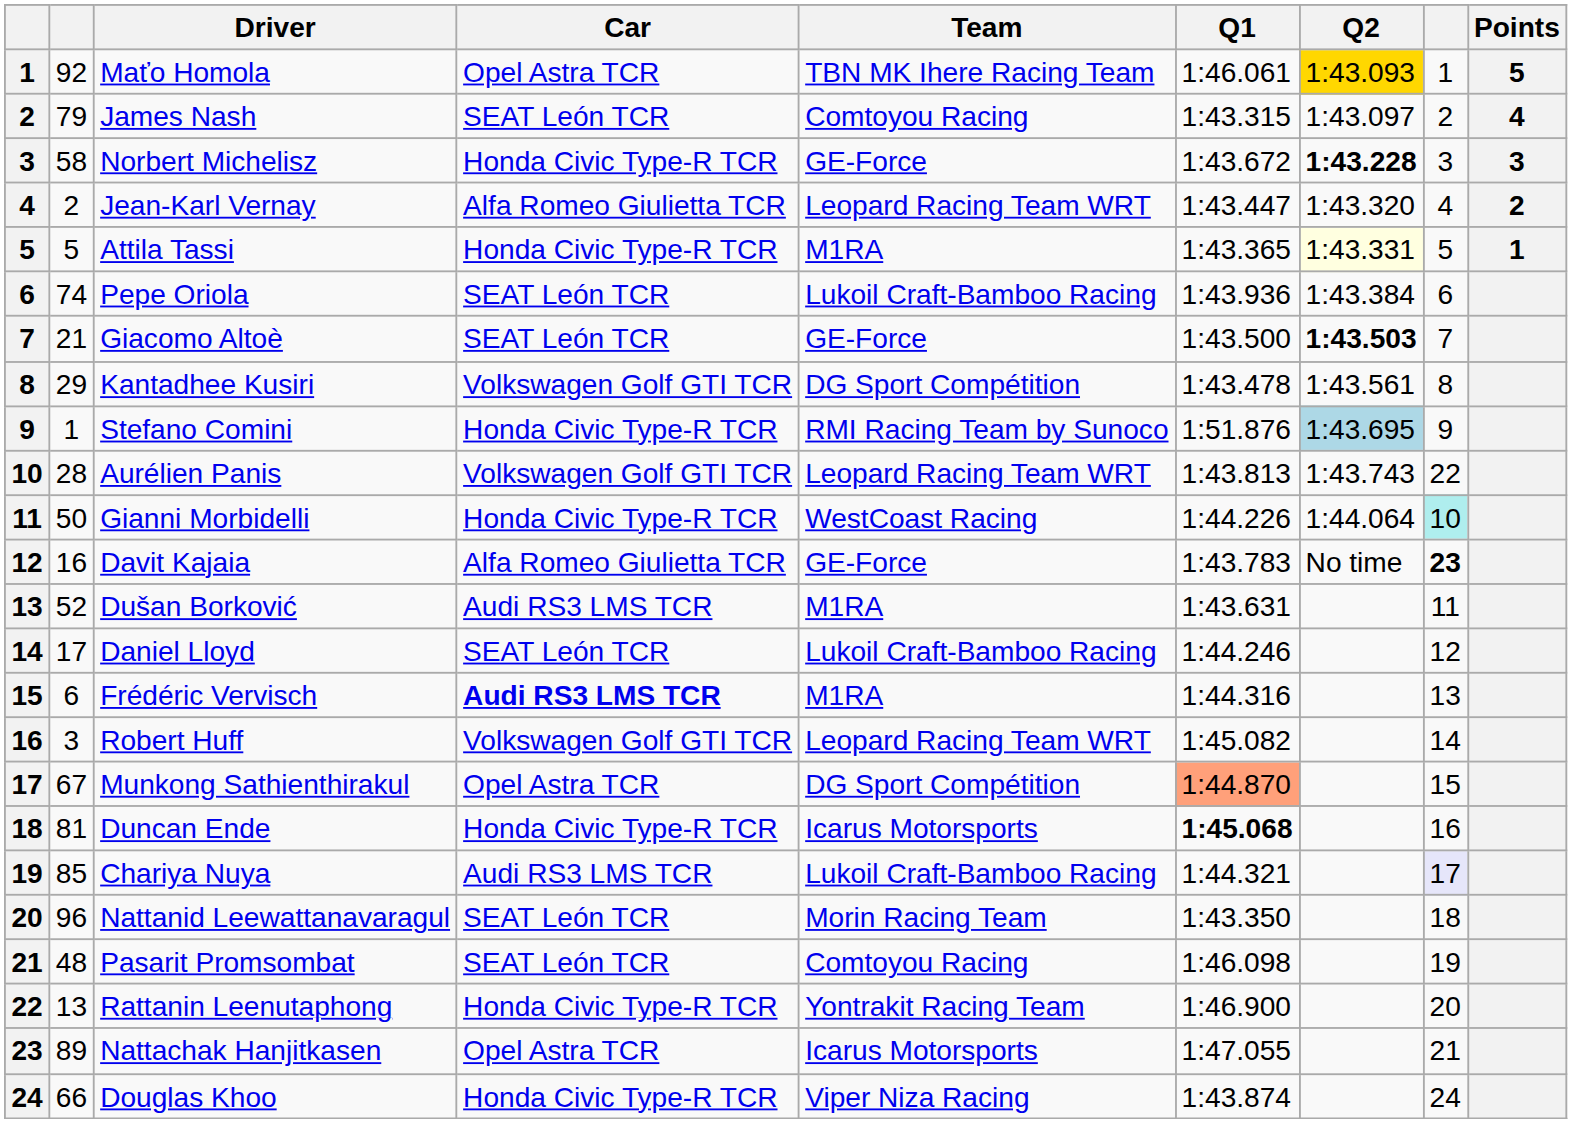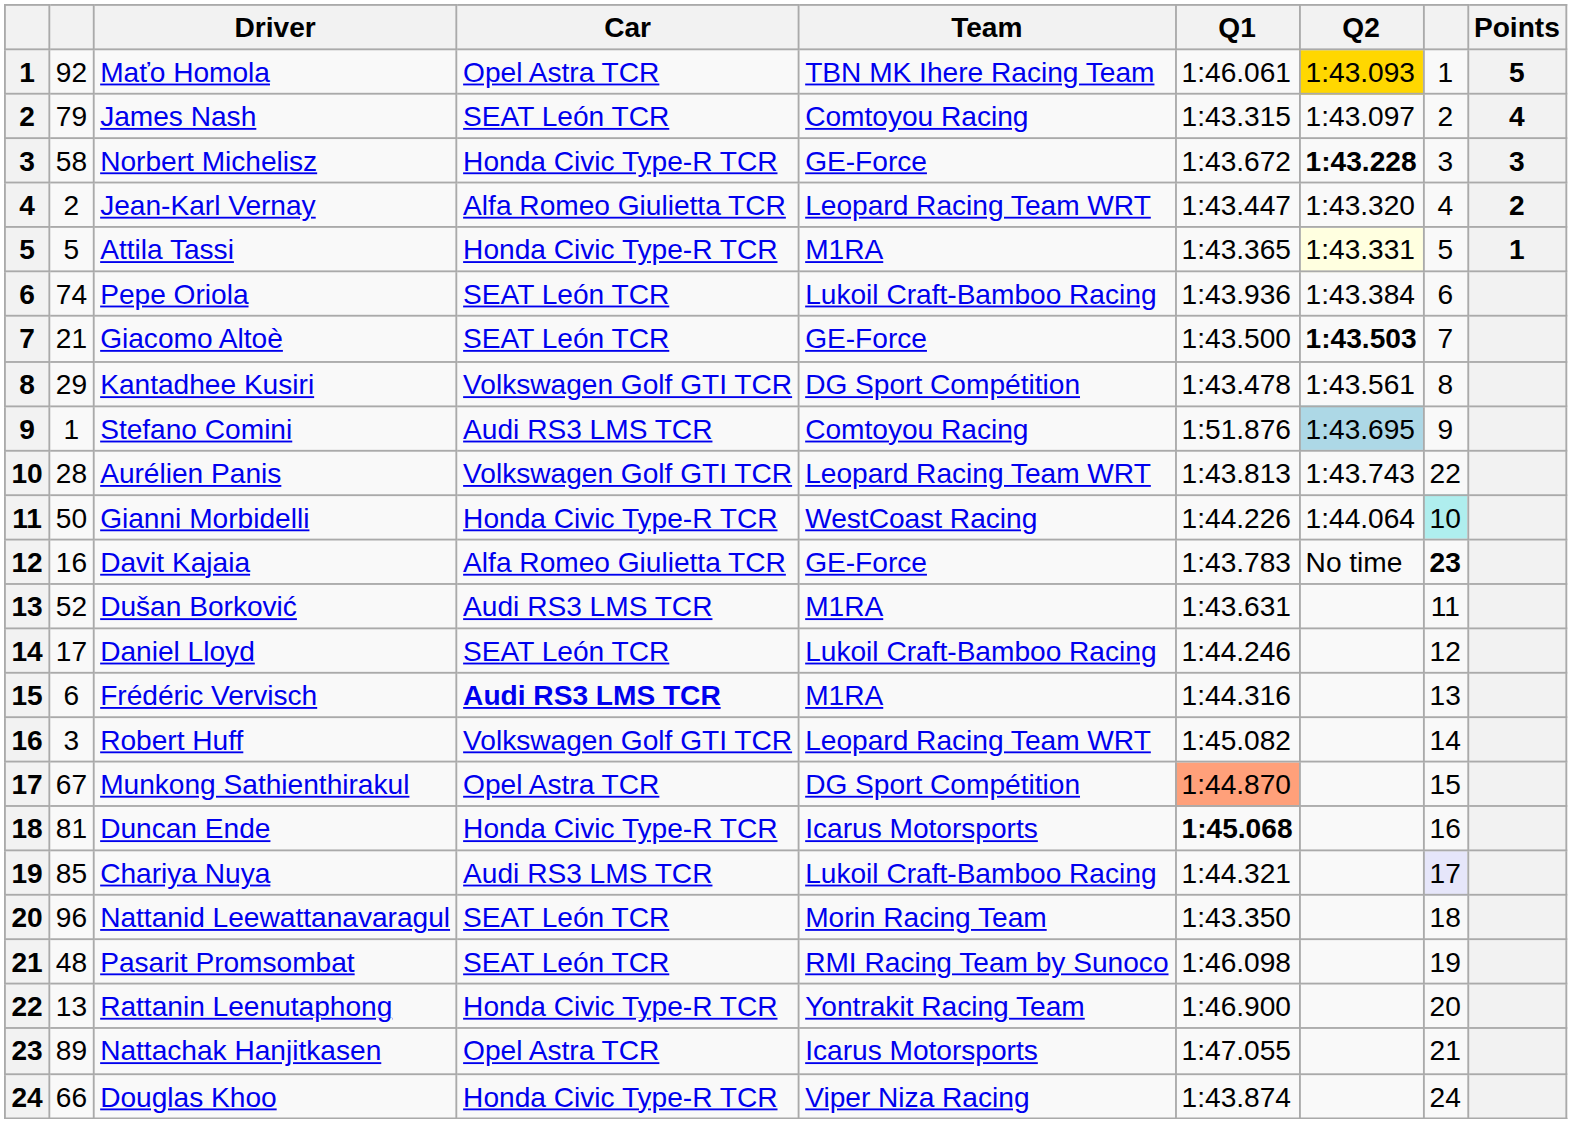(620, 428) Honda Civic Type-R TCR -> (588, 428) Audi RS3 LMS TCR
(987, 428) RMI Racing Team by Sunoco -> (917, 428) Comtoyou Racing
(917, 962) Comtoyou Racing -> (987, 962) RMI Racing Team by Sunoco
